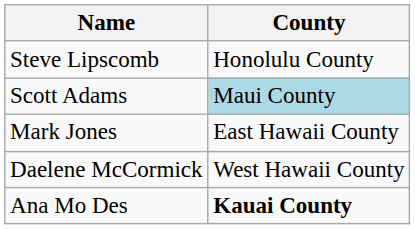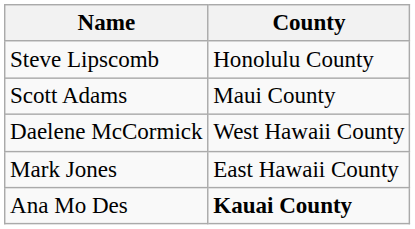(274, 95) lightblue background -> (274, 95) no background
rows swapped: (106, 168) <-> (63, 132)
